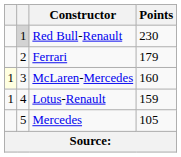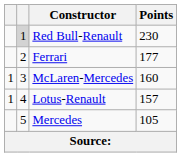(149, 56) 179 -> (149, 56) 177
(11, 77) lightyellow background -> (11, 77) no background
(149, 99) 159 -> (149, 99) 157
